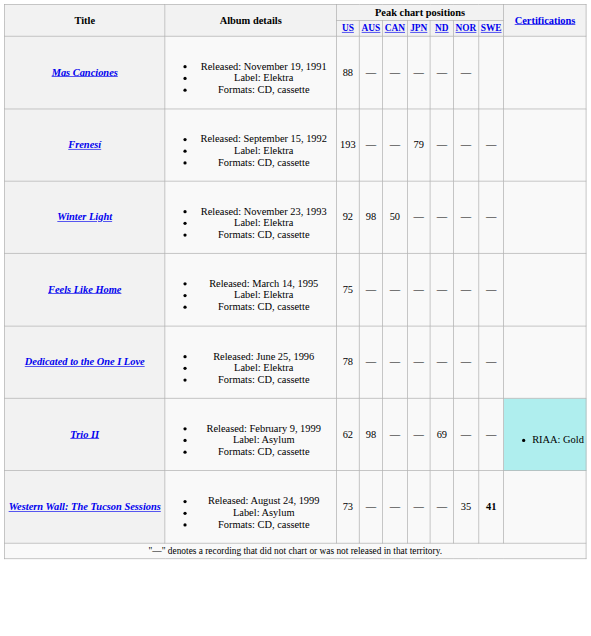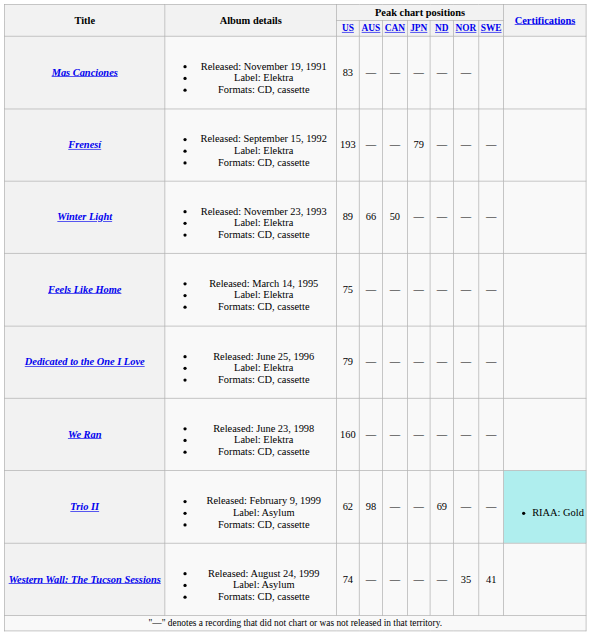(348, 72) 88 -> (348, 72) 83
(348, 217) 92 -> (348, 217) 89
(371, 217) 98 -> (371, 217) 66
(348, 362) 78 -> (348, 362) 79
+ row: (85, 434)
(348, 506) 73 -> (348, 579) 74
(491, 506) bold -> (491, 579) normal
